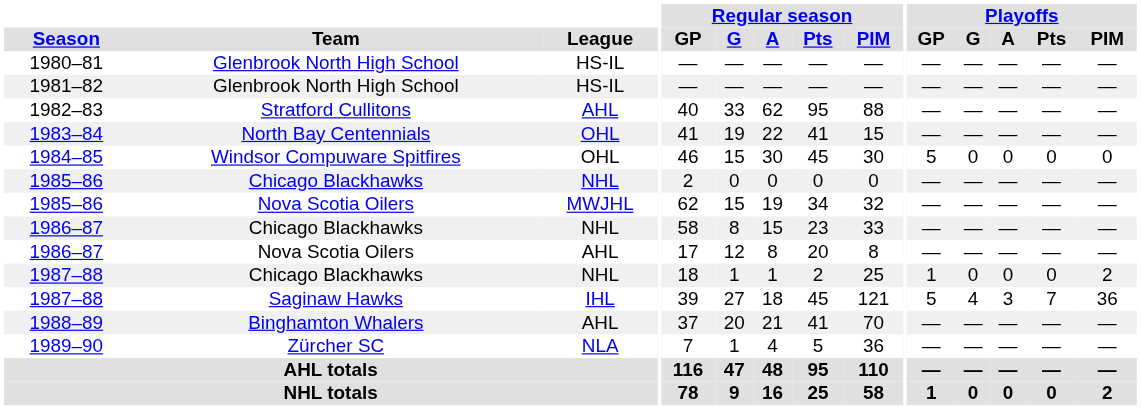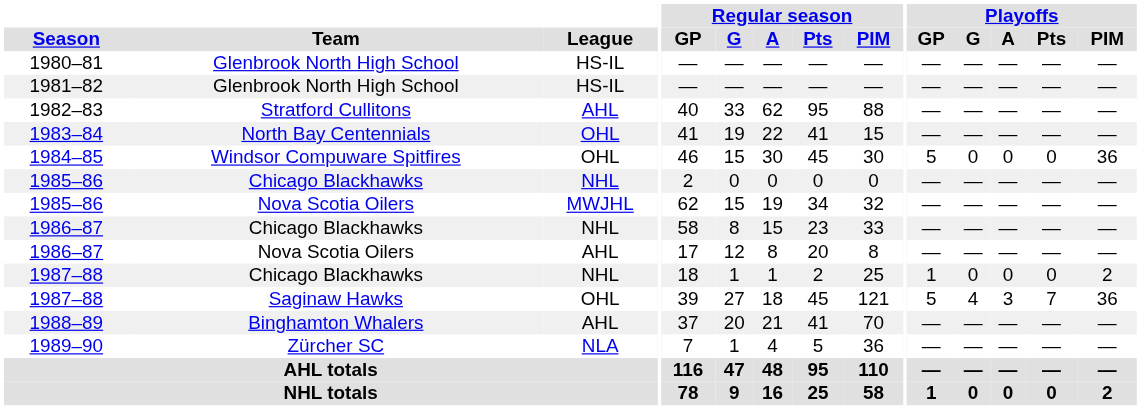(1107, 157) 0 -> (1107, 157) 36
(600, 298) IHL -> (600, 298) OHL
